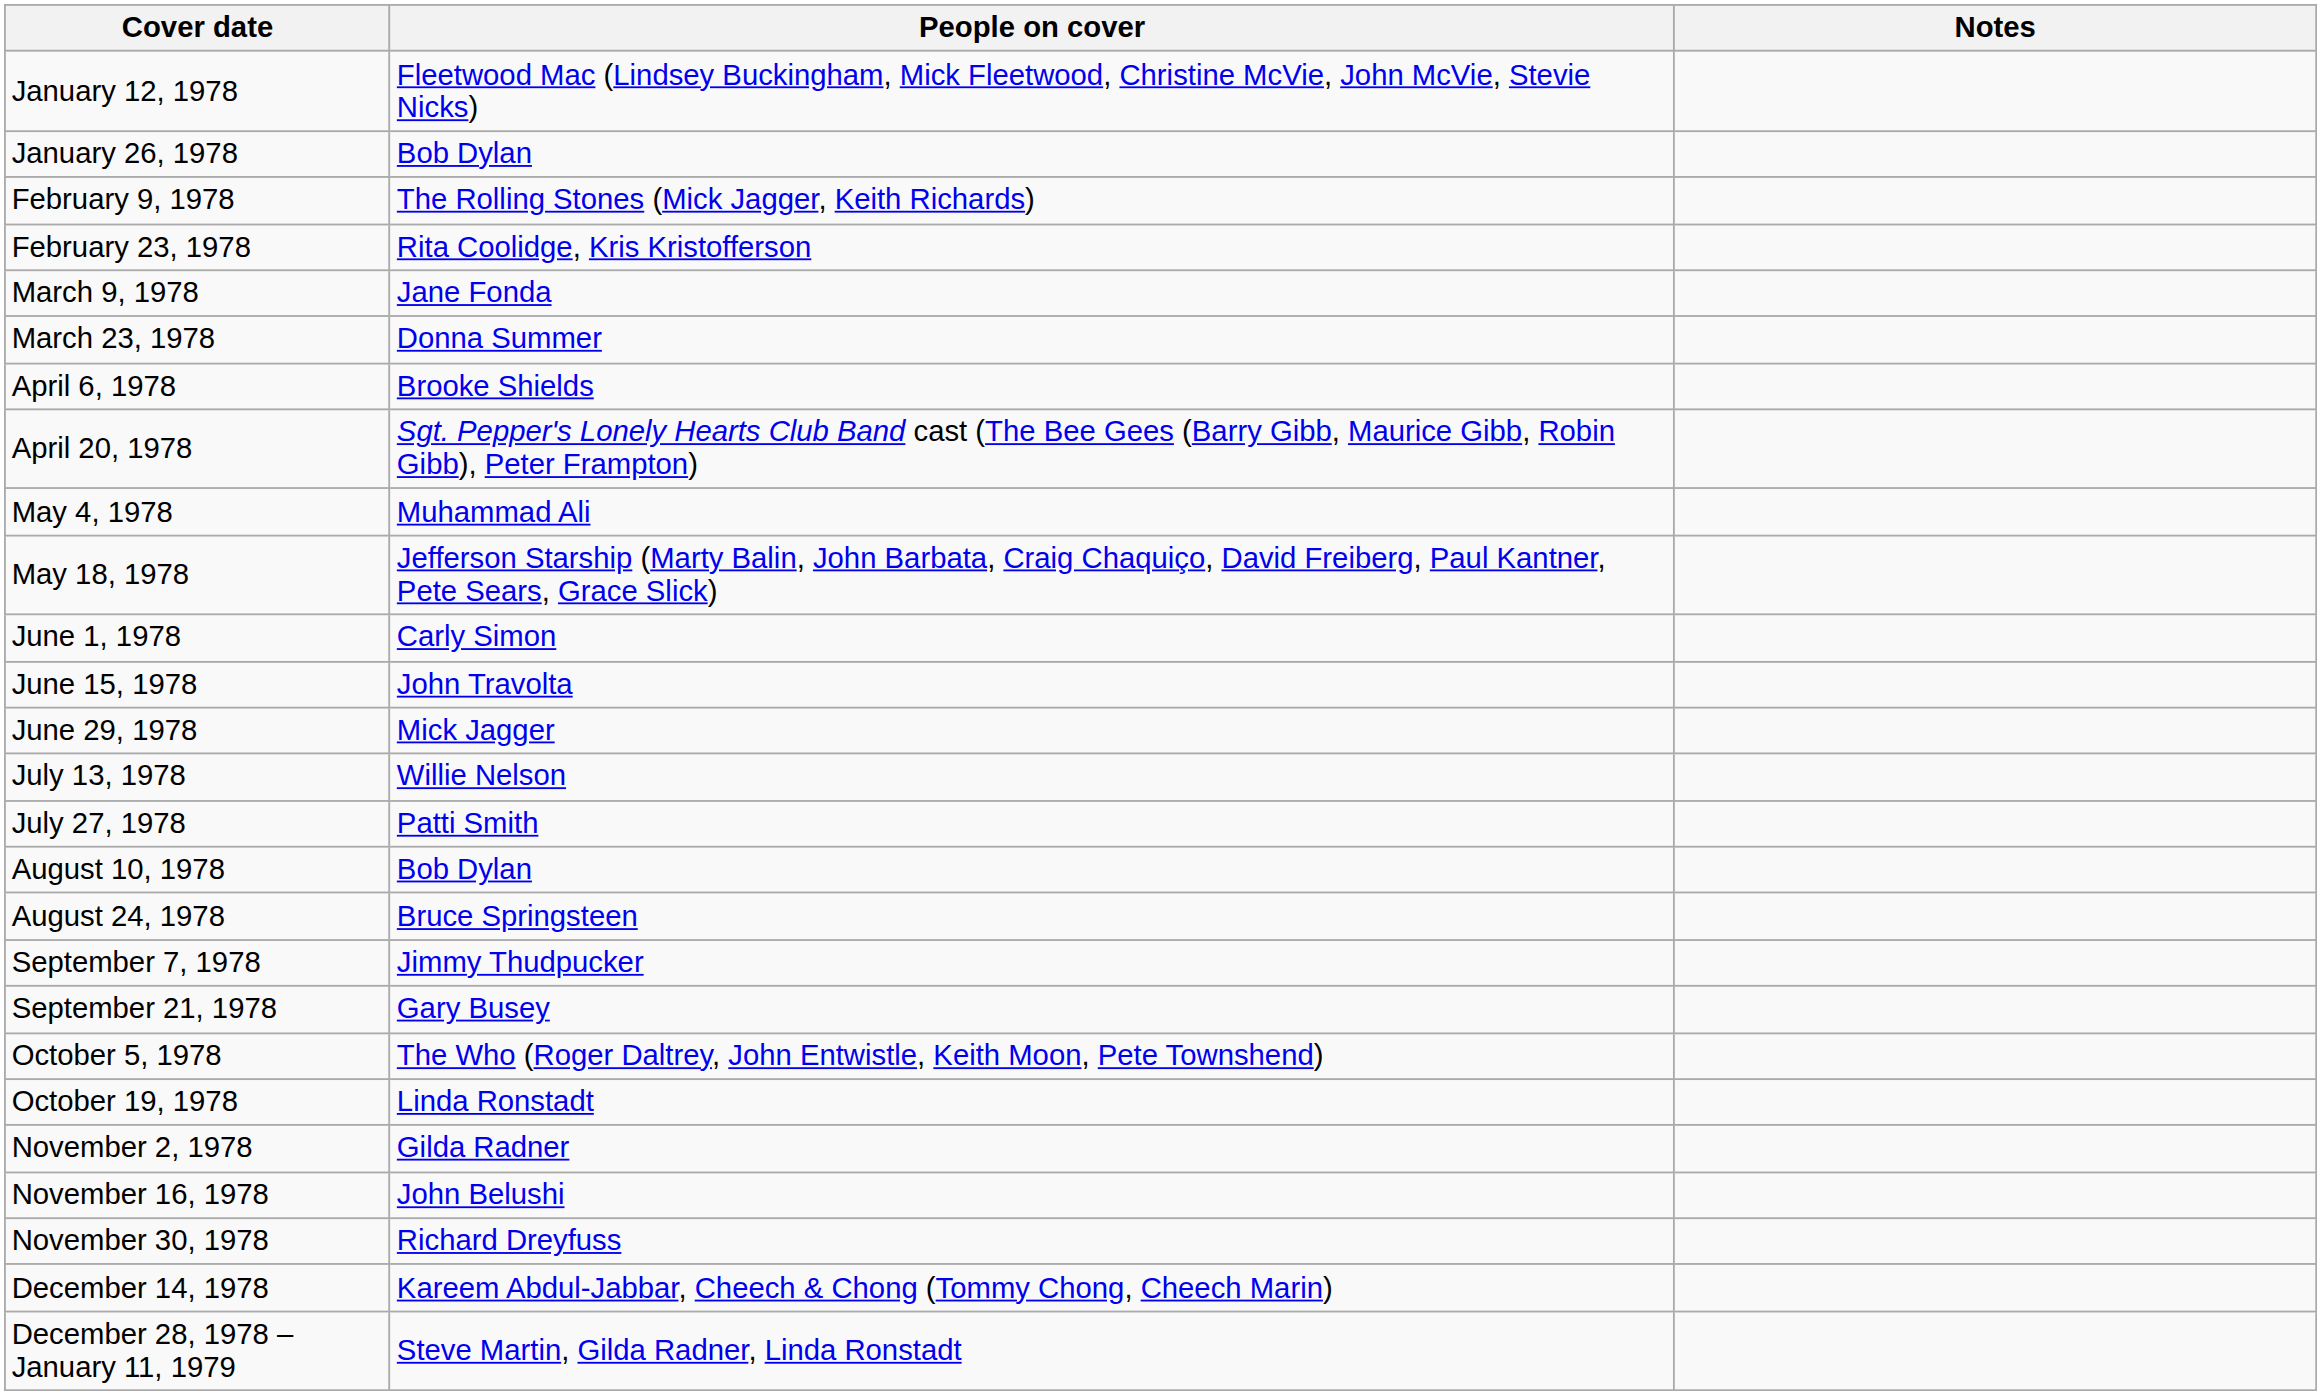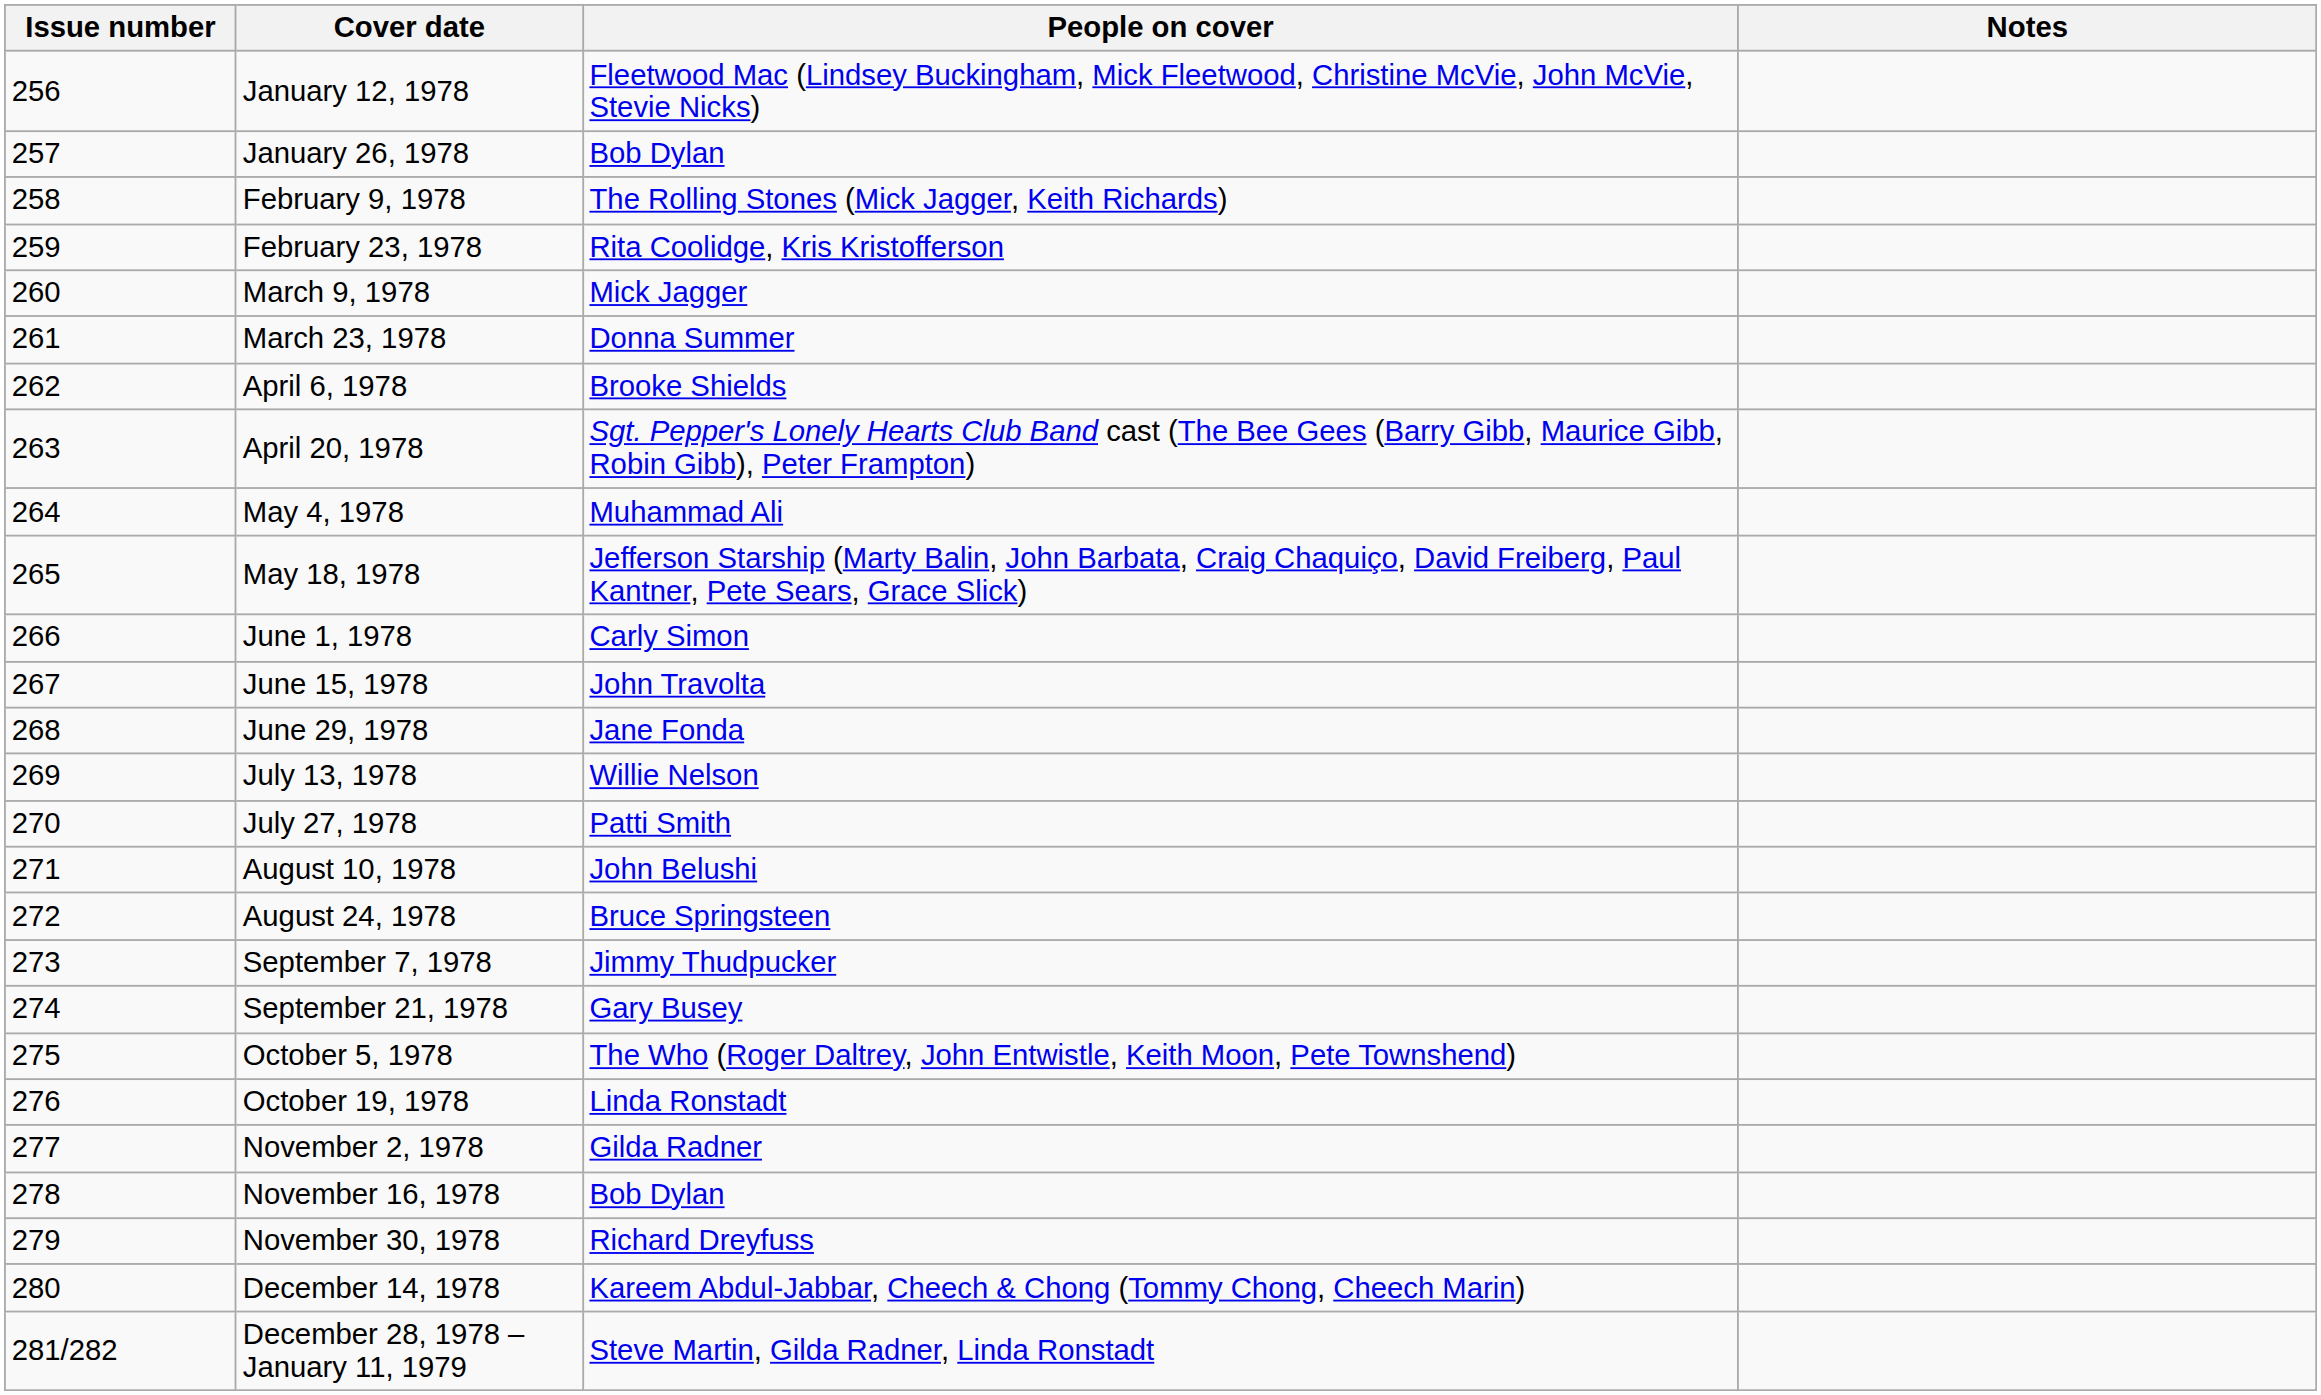+ column: (120, 27)
(474, 292) Jane Fonda -> (668, 292) Mick Jagger
(476, 730) Mick Jagger -> (667, 730) Jane Fonda
(464, 869) Bob Dylan -> (673, 869) John Belushi
(481, 1194) John Belushi -> (657, 1194) Bob Dylan
